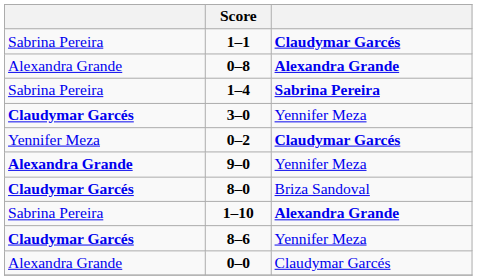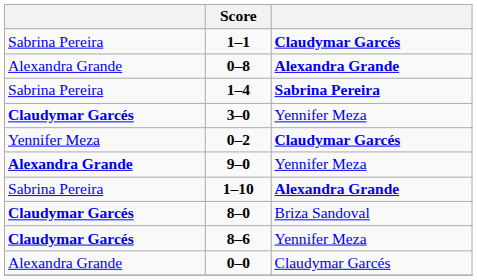rows swapped: (238, 213) <-> (238, 189)
